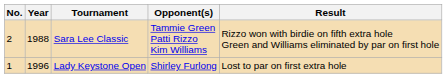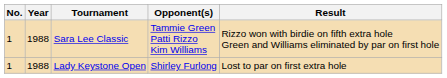(9, 39) 2 -> (9, 39) 1
(38, 66) 1996 -> (38, 66) 1988
